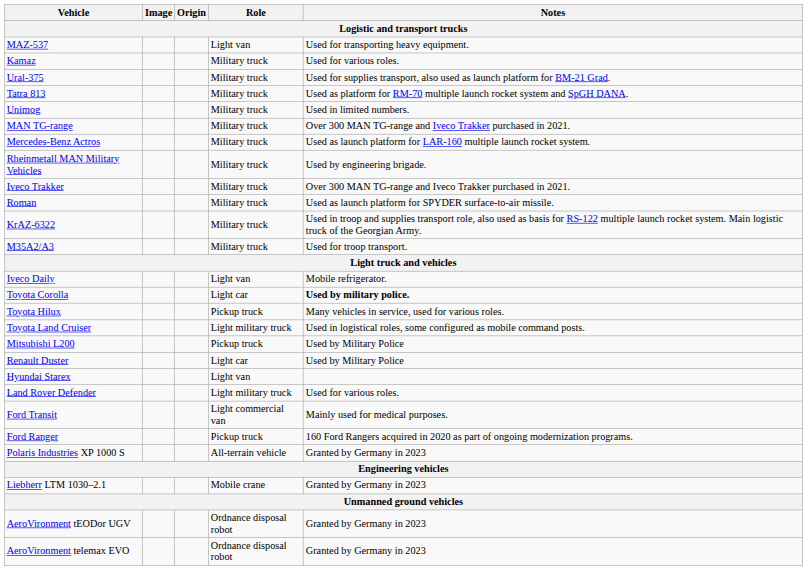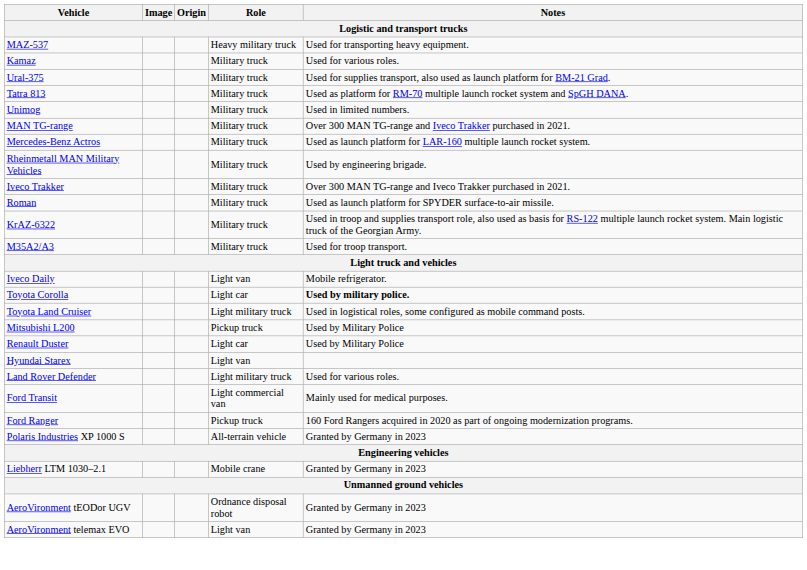(231, 45) Light van -> (253, 45) Heavy military truck
- row: (34, 311)
(249, 551) Ordnance disposal robot -> (231, 529) Light van
